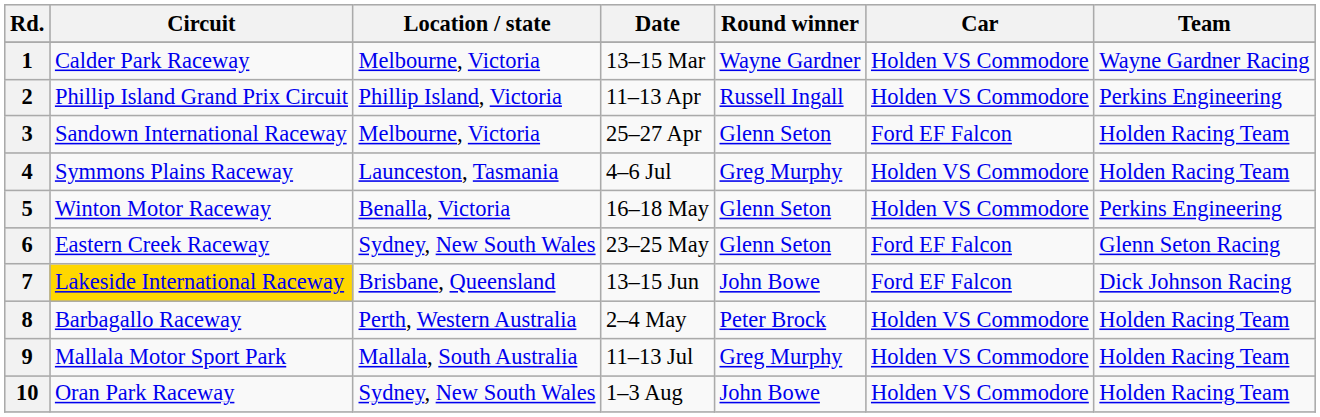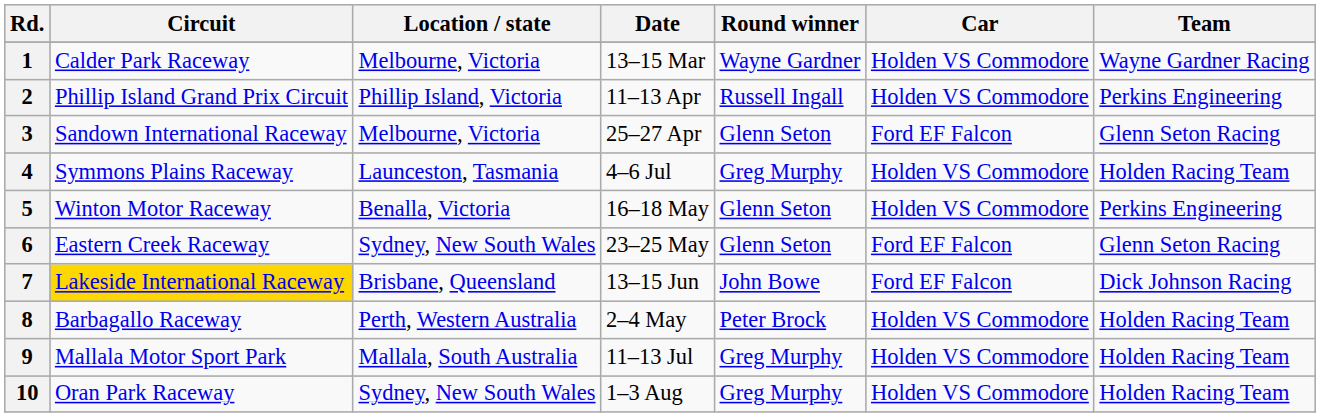(1194, 134) Holden Racing Team -> (1190, 134) Glenn Seton Racing
(770, 393) John Bowe -> (781, 393) Greg Murphy
